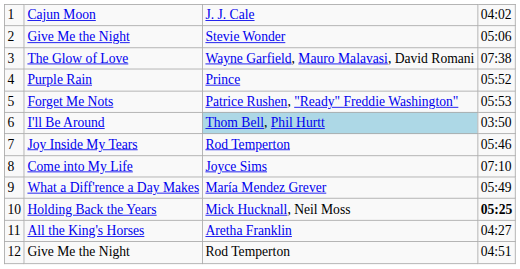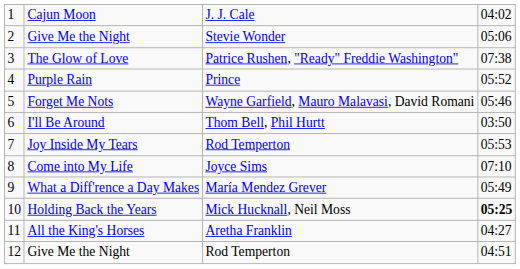(340, 58) Wayne Garfield, Mauro Malavasi, David Romani -> (332, 58) Patrice Rushen, "Ready" Freddie Washington"
(332, 101) Patrice Rushen, "Ready" Freddie Washington" -> (340, 101) Wayne Garfield, Mauro Malavasi, David Romani
(496, 101) 05:53 -> (496, 101) 05:46
(265, 123) lightblue background -> (265, 123) no background
(496, 144) 05:46 -> (496, 144) 05:53
